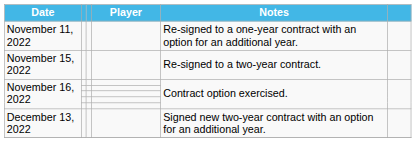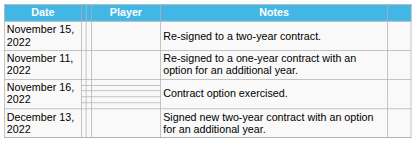rows swapped: (40, 36) <-> (40, 65)
